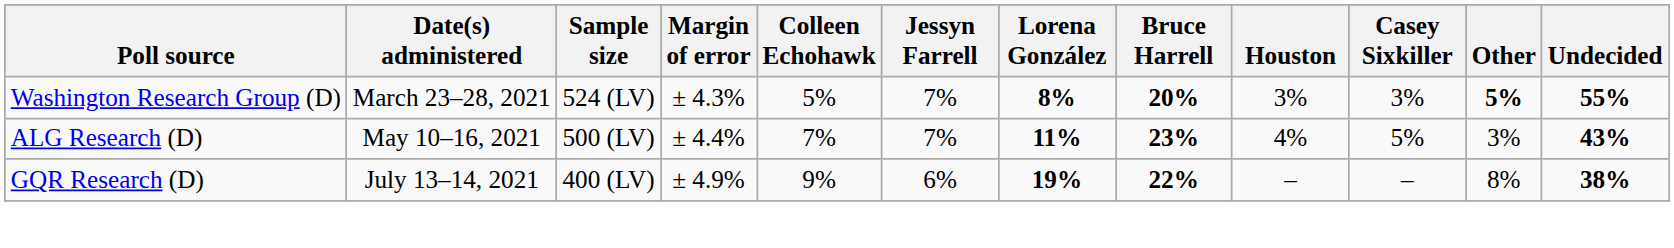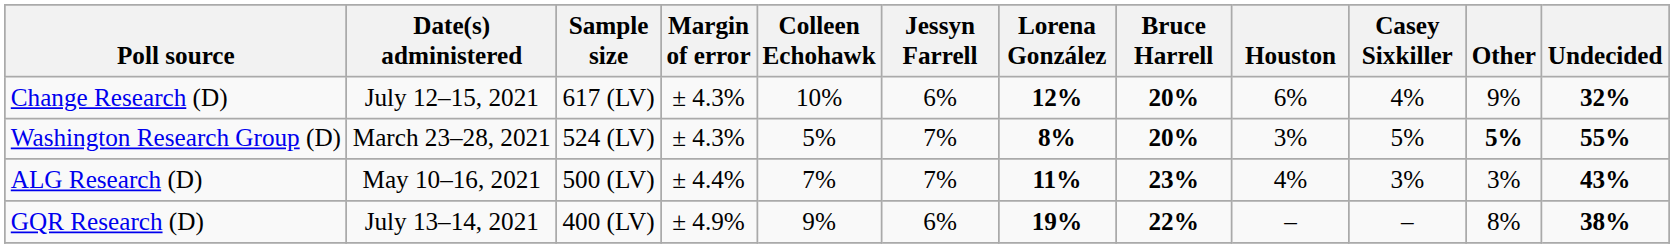+ row: (119, 96)
(1407, 96) 3% -> (1407, 138) 5%
(1407, 138) 5% -> (1407, 180) 3%
